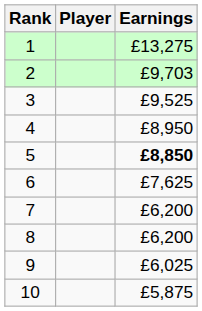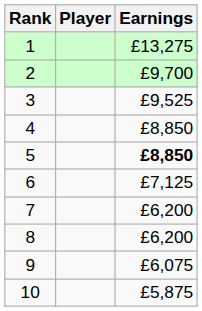(167, 73) £9,703 -> (167, 73) £9,700
(167, 128) £8,950 -> (167, 128) £8,850
(167, 182) £7,625 -> (167, 182) £7,125
(167, 265) £6,025 -> (167, 265) £6,075
